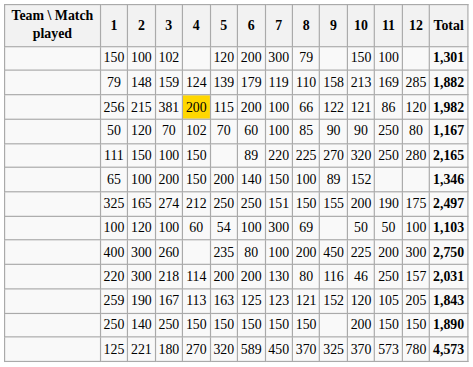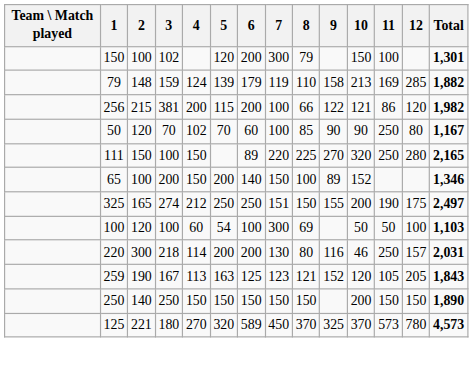(196, 106) gold background -> (196, 106) no background
- row: (114, 252)
